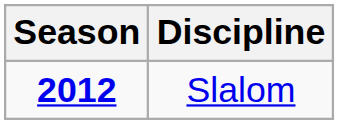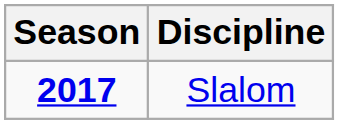(77, 89) 2012 -> (77, 89) 2017
